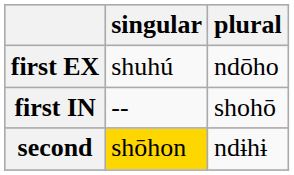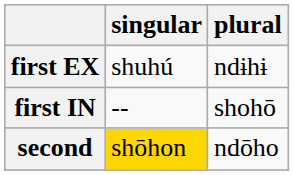(246, 66) ndōho -> (241, 66) ndɨhɨ
(241, 148) ndɨhɨ -> (246, 148) ndōho
